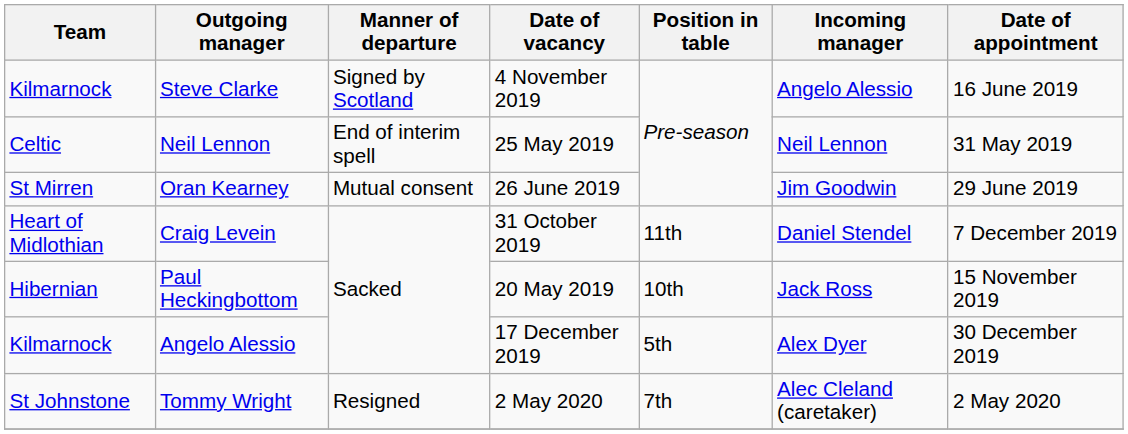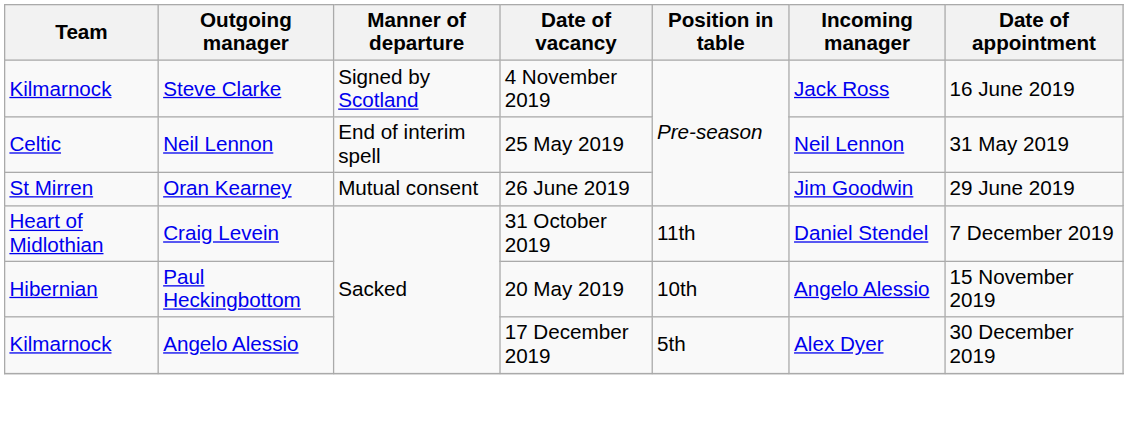(845, 88) Angelo Alessio -> (842, 88) Jack Ross
(825, 289) Jack Ross -> (862, 289) Angelo Alessio
- row: (226, 400)
